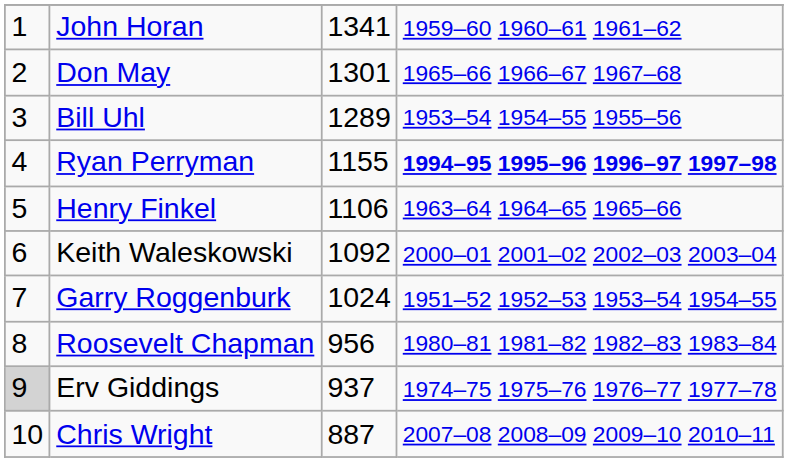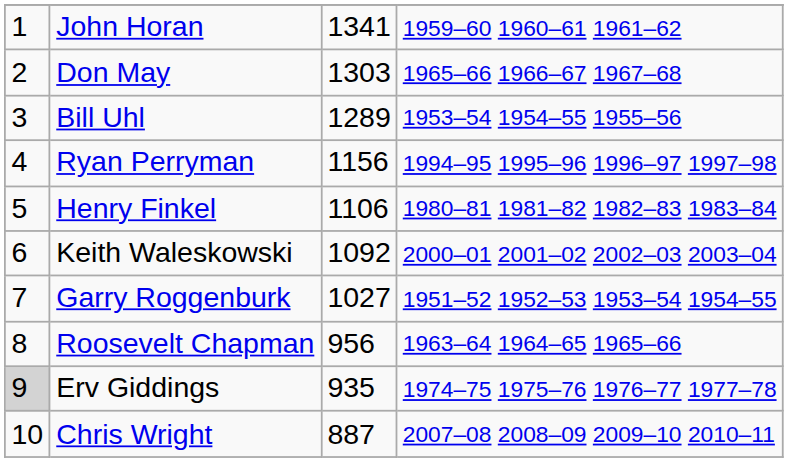(359, 72) 1301 -> (359, 72) 1303
(358, 162) 1155 -> (358, 162) 1156
(590, 163) bold -> (590, 163) normal
(542, 208) 1963–64 1964–65 1965–66 -> (590, 208) 1980–81 1981–82 1982–83 1983–84
(359, 298) 1024 -> (359, 298) 1027
(590, 344) 1980–81 1981–82 1982–83 1983–84 -> (542, 344) 1963–64 1964–65 1965–66
(351, 388) 937 -> (351, 388) 935
